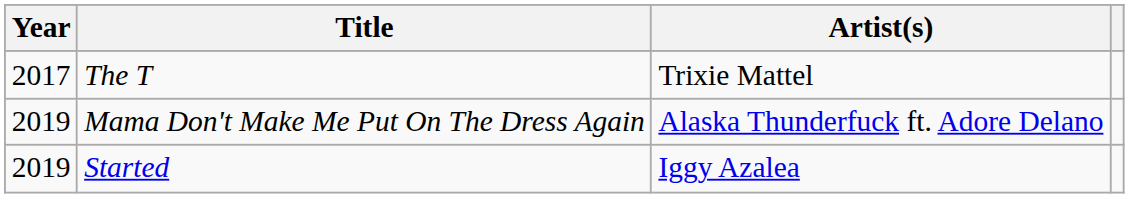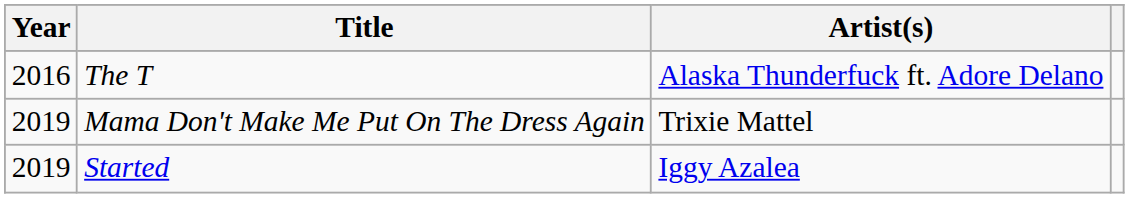(41, 74) 2017 -> (41, 74) 2016
(736, 74) Trixie Mattel -> (881, 74) Alaska Thunderfuck ft. Adore Delano
(881, 121) Alaska Thunderfuck ft. Adore Delano -> (736, 121) Trixie Mattel
